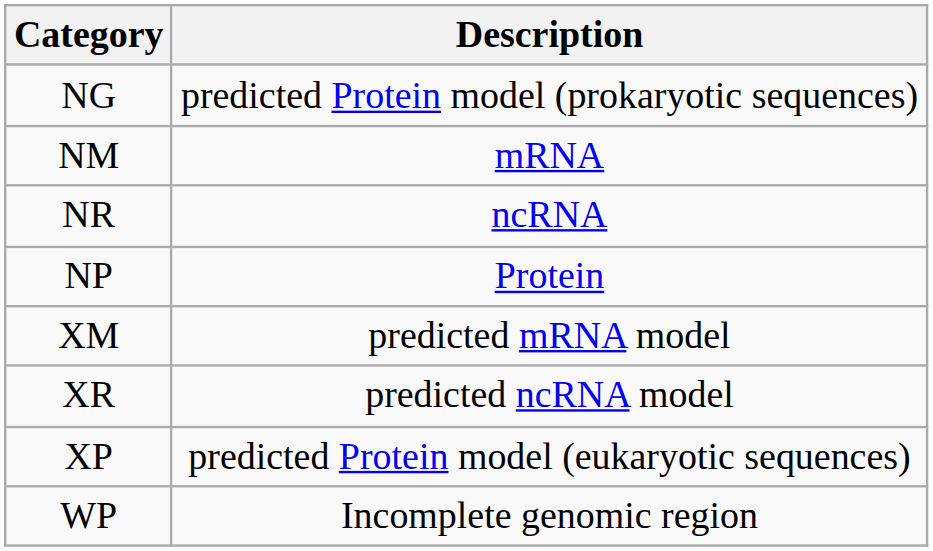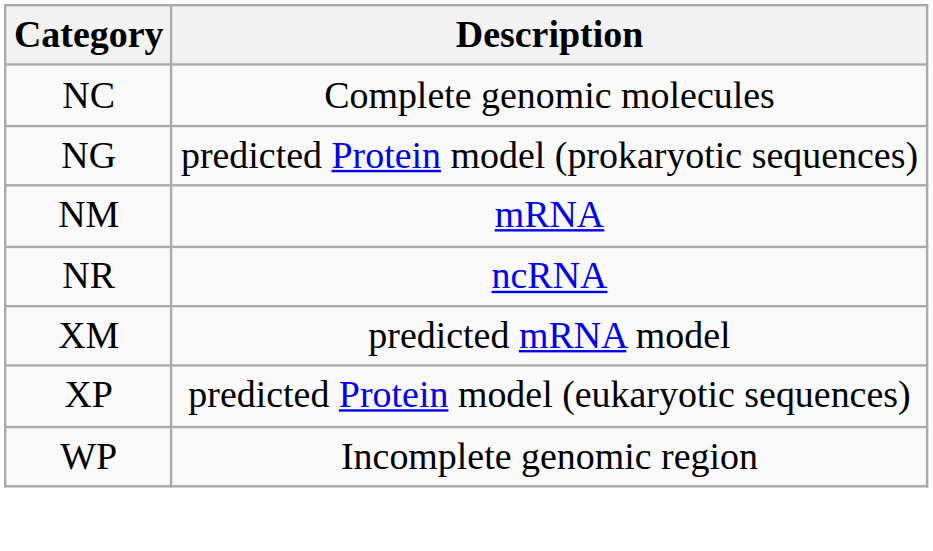+ row: (89, 94)
- row: (89, 275)
- row: (89, 395)
